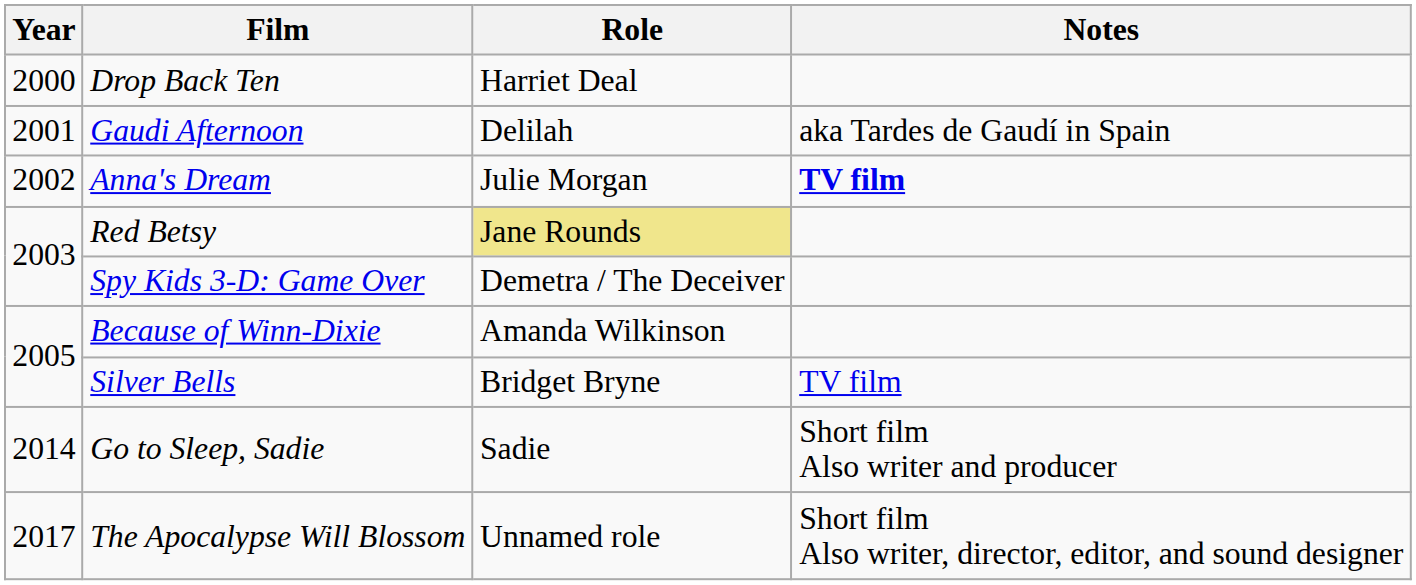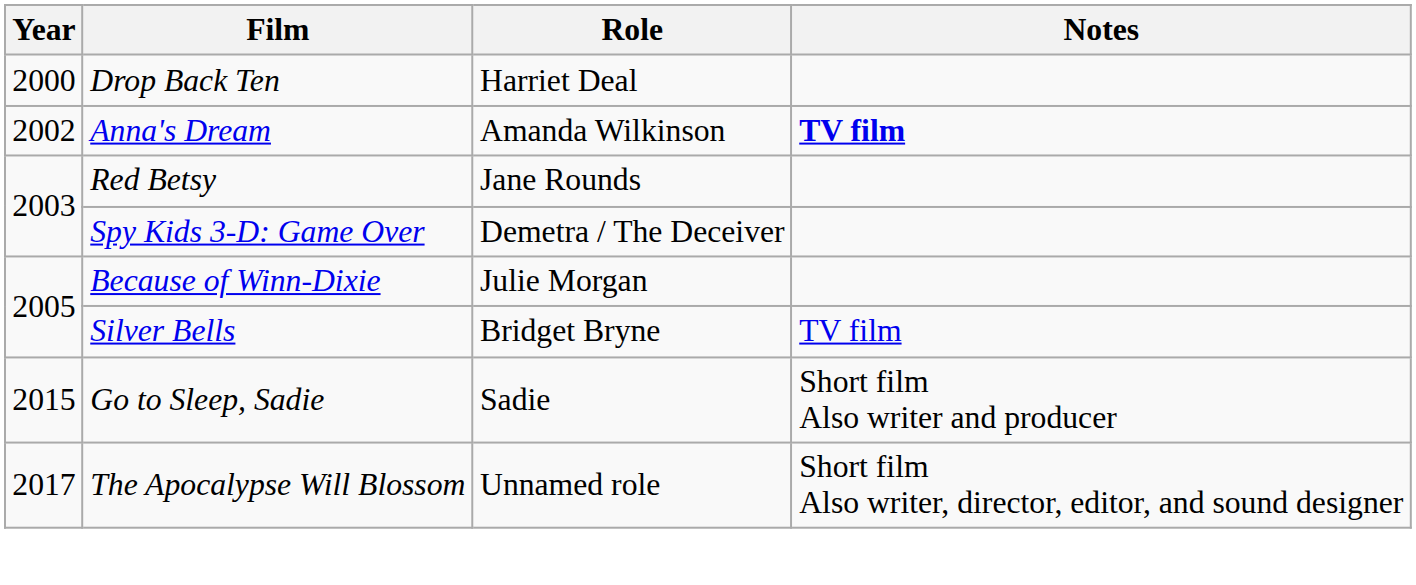- row: (197, 130)
(564, 180) Julie Morgan -> (603, 130) Amanda Wilkinson
(561, 230) khaki background -> (561, 180) no background
(603, 331) Amanda Wilkinson -> (564, 280) Julie Morgan
(44, 449) 2014 -> (44, 399) 2015
